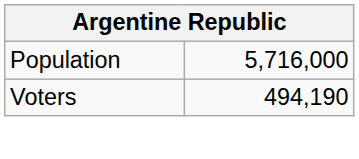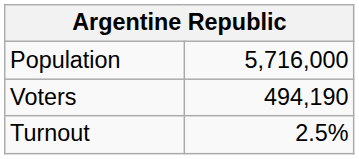+ row: (50, 134)
